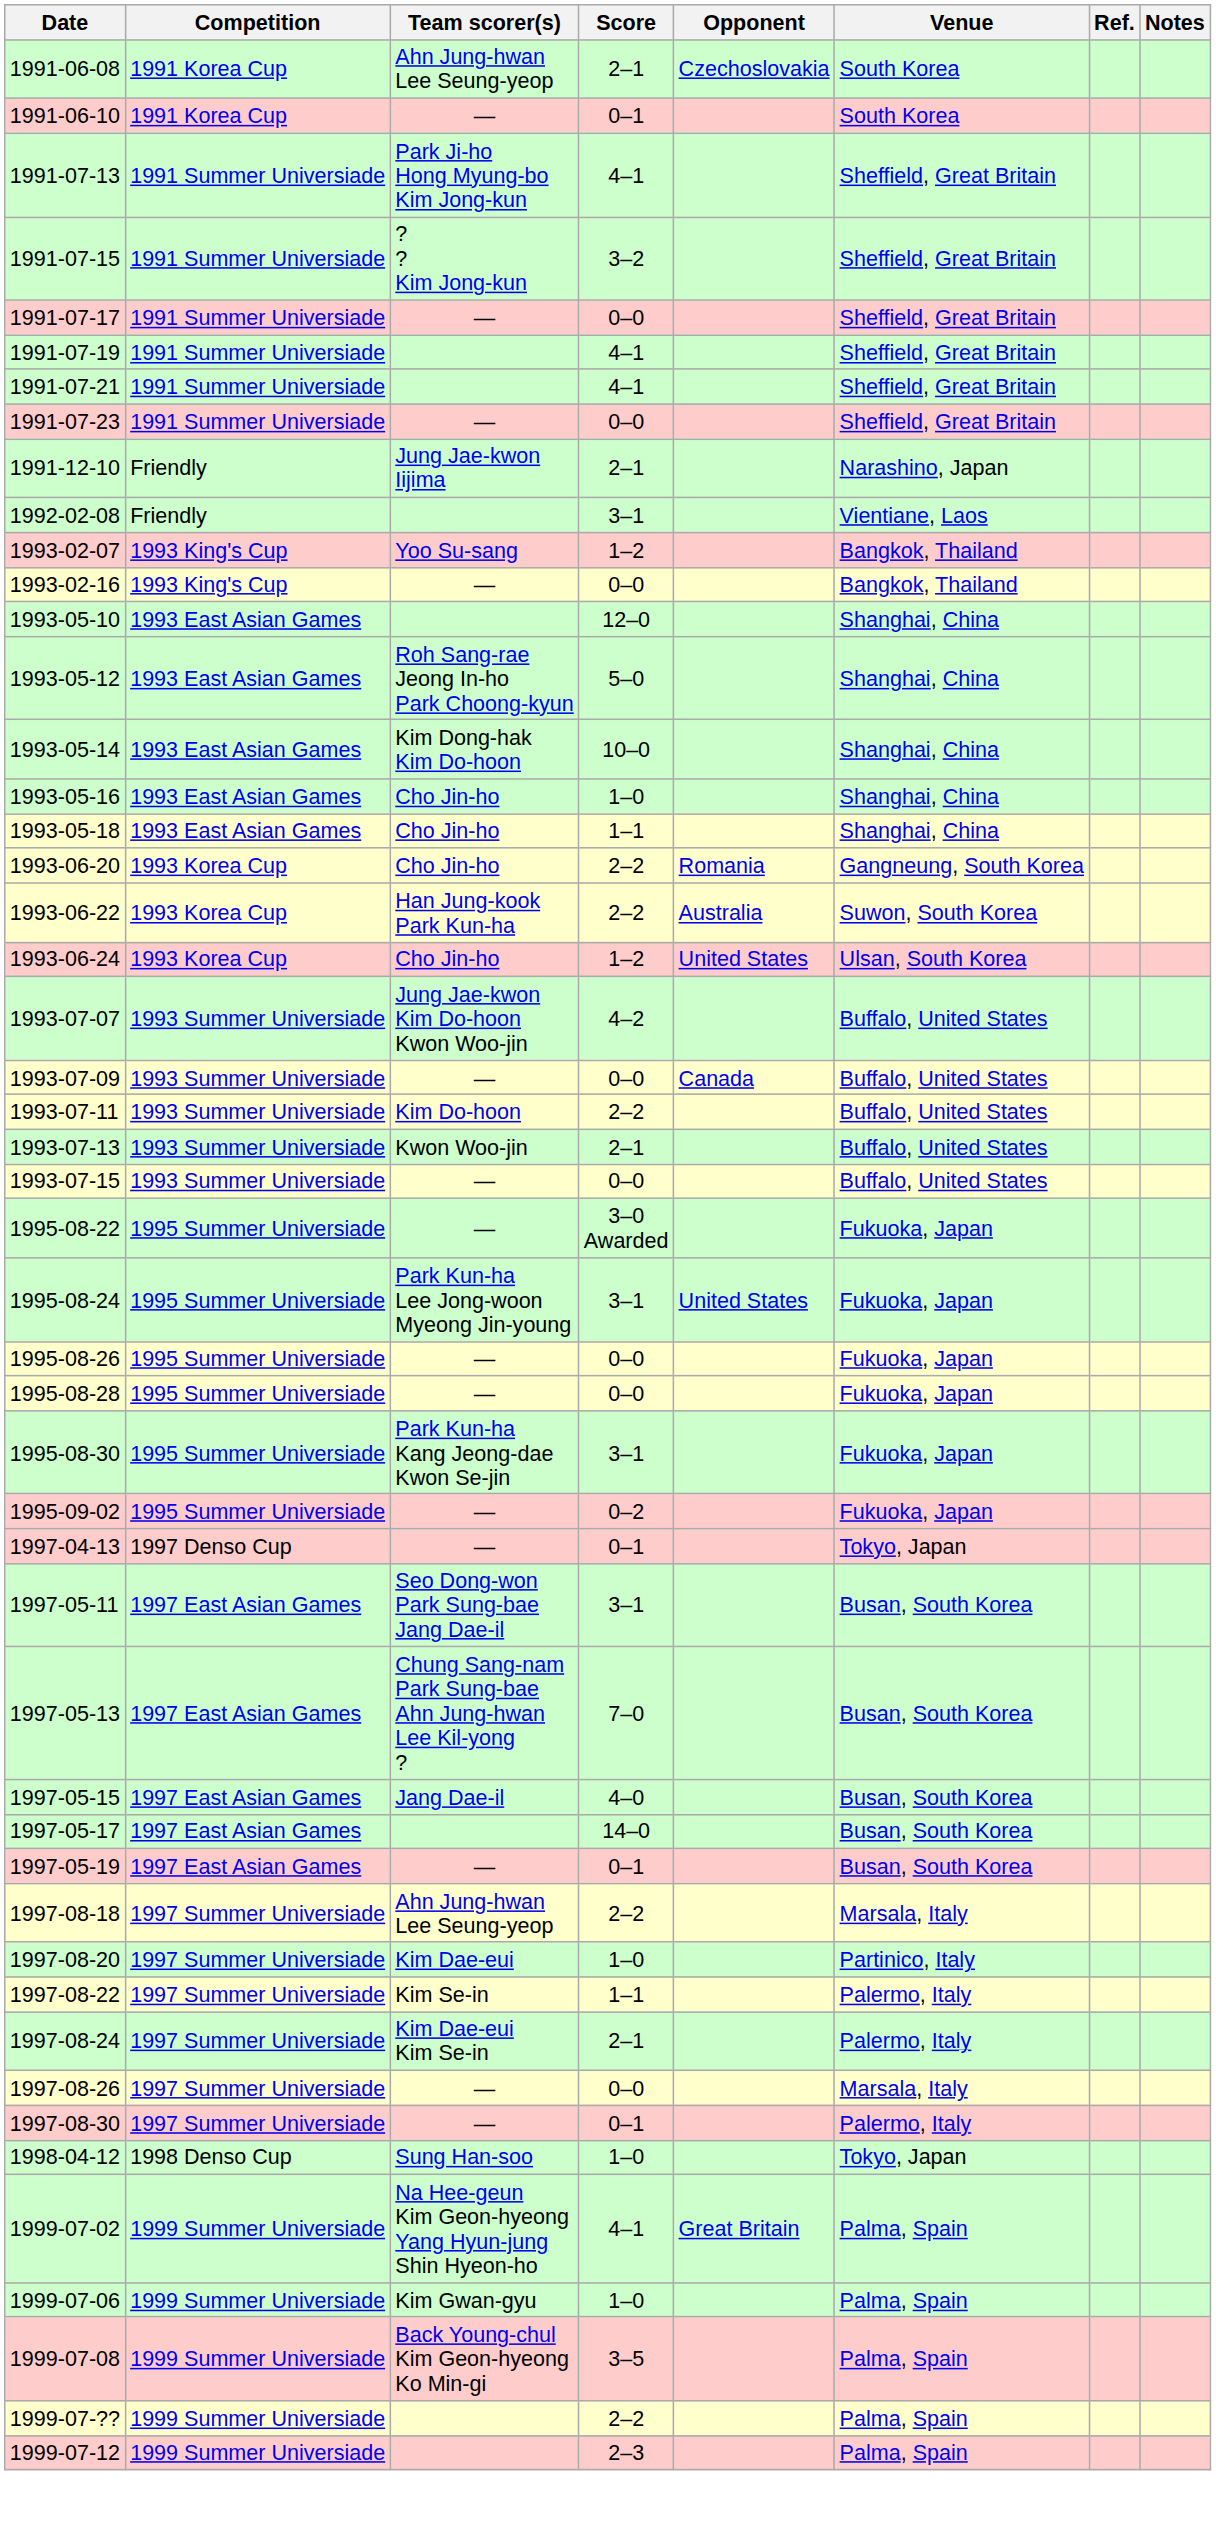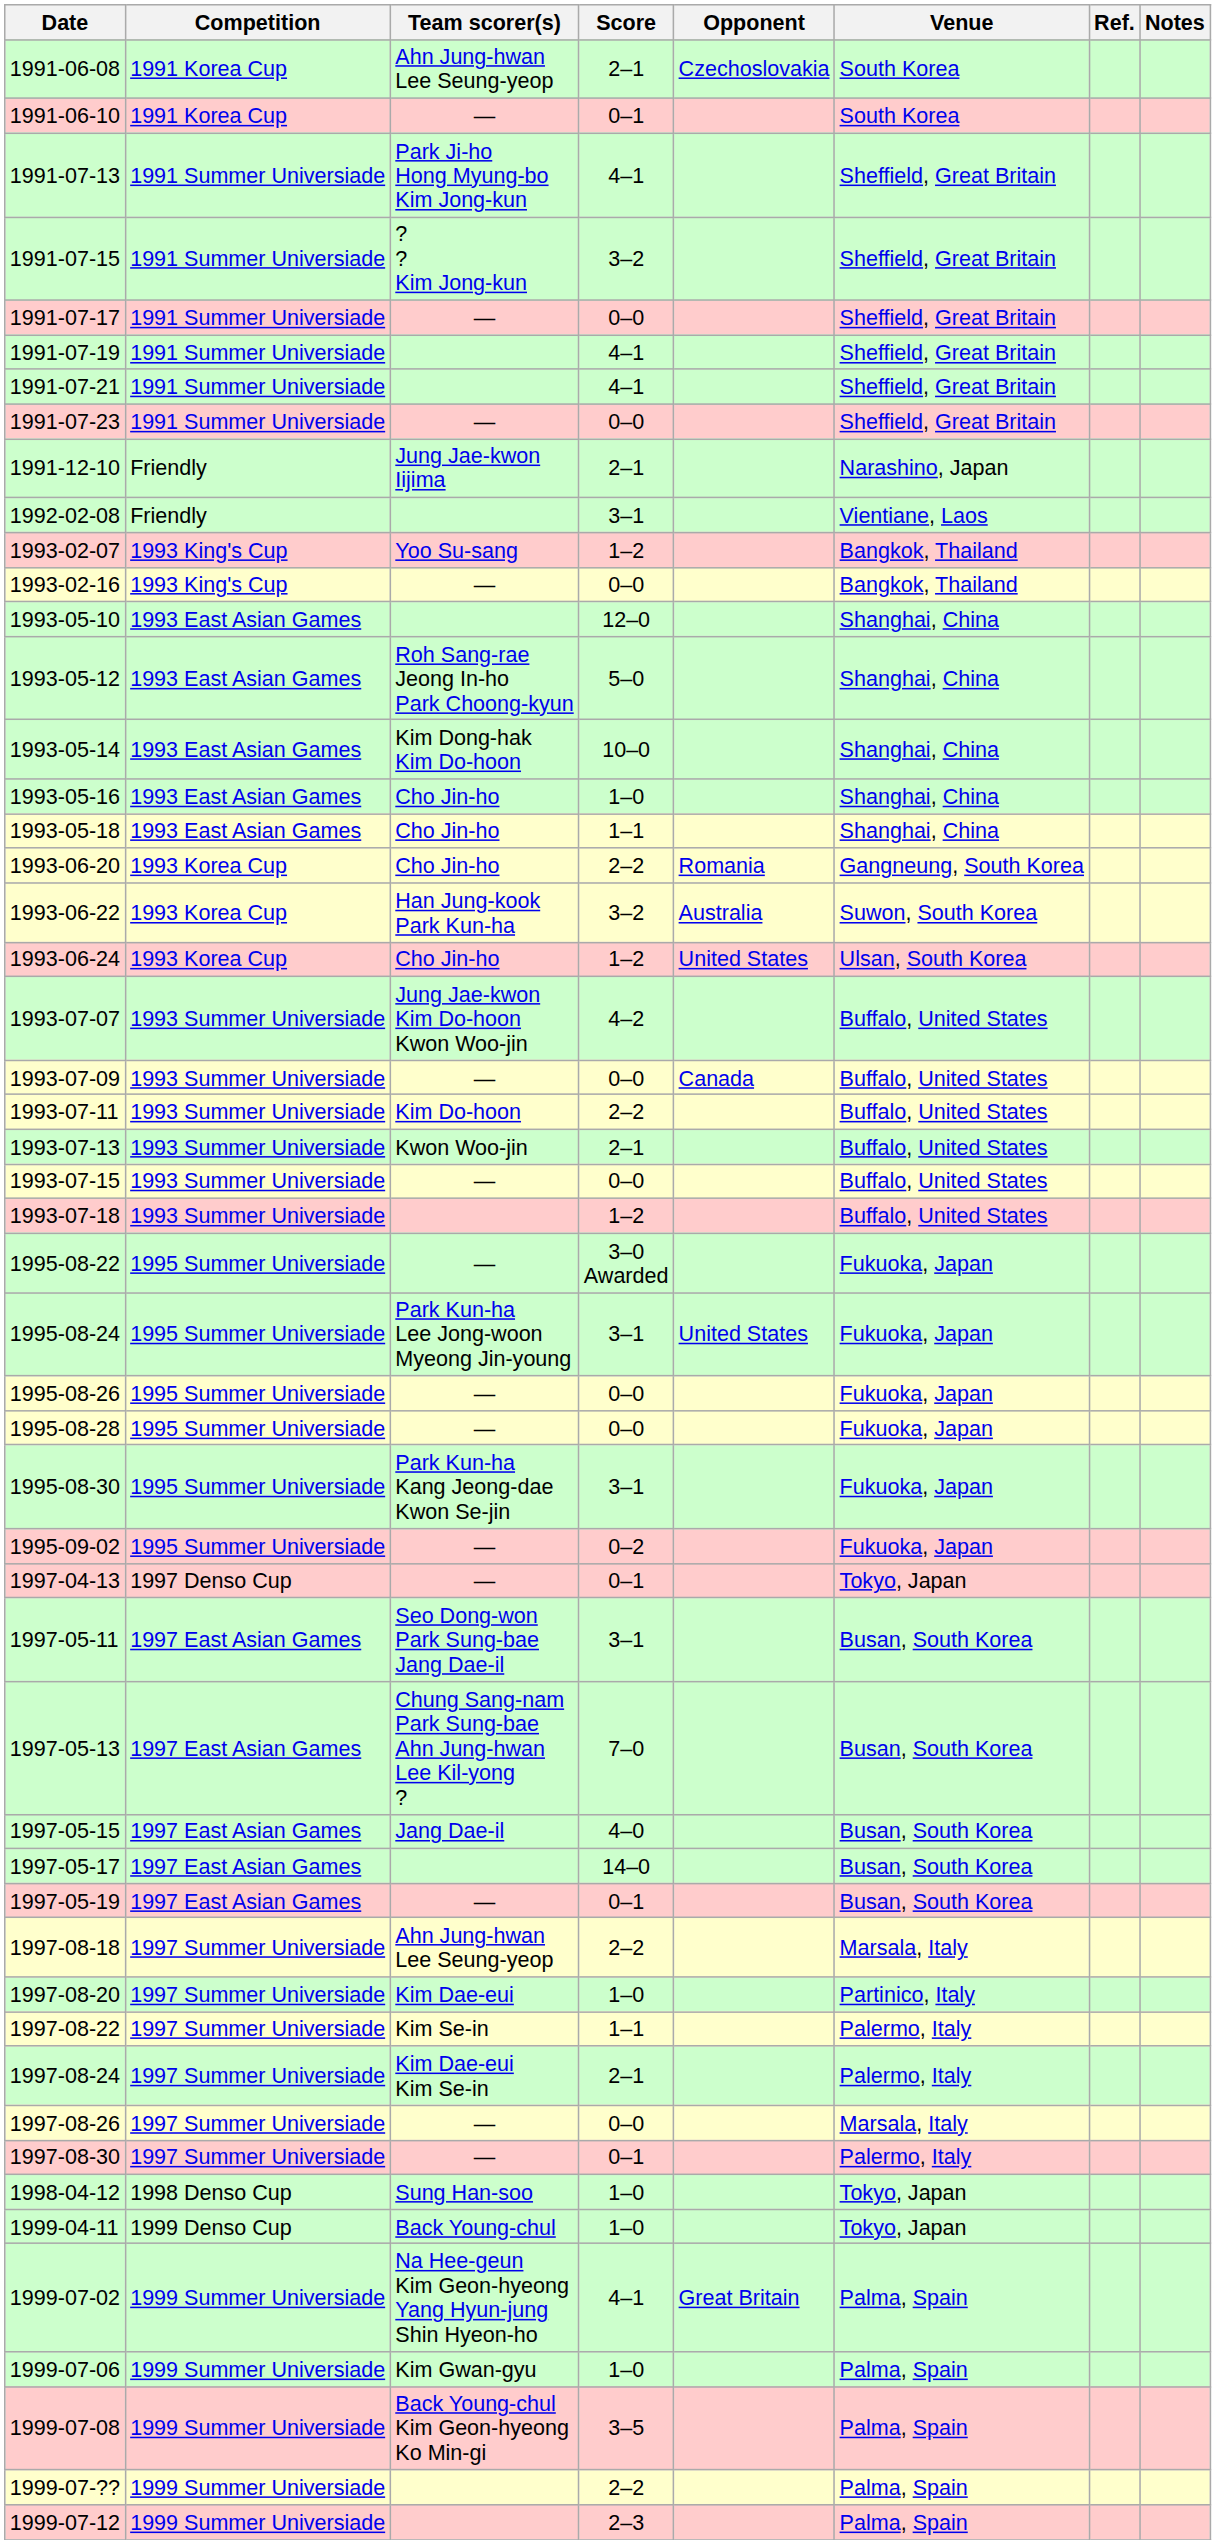(626, 912) 2–2 -> (626, 912) 3–2
+ row: (65, 1216)
+ row: (64, 2226)
